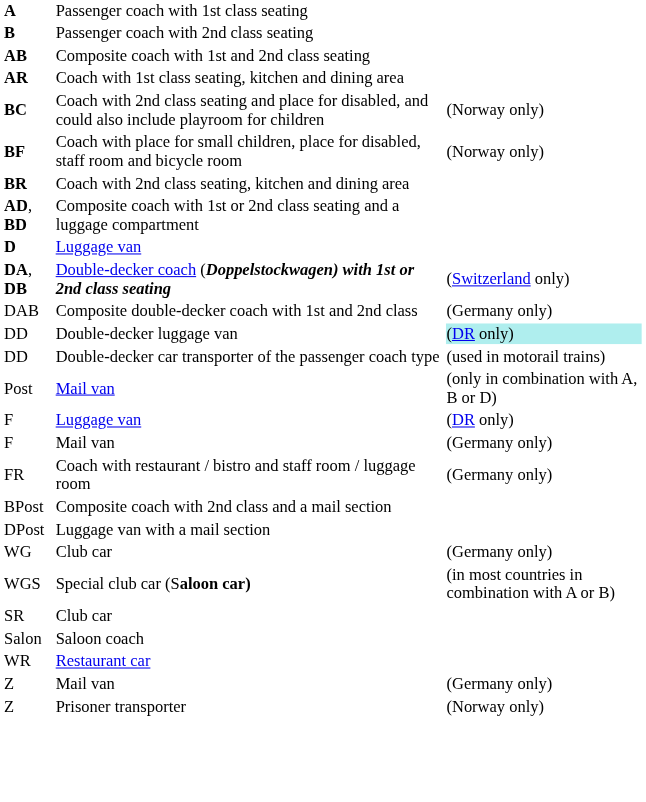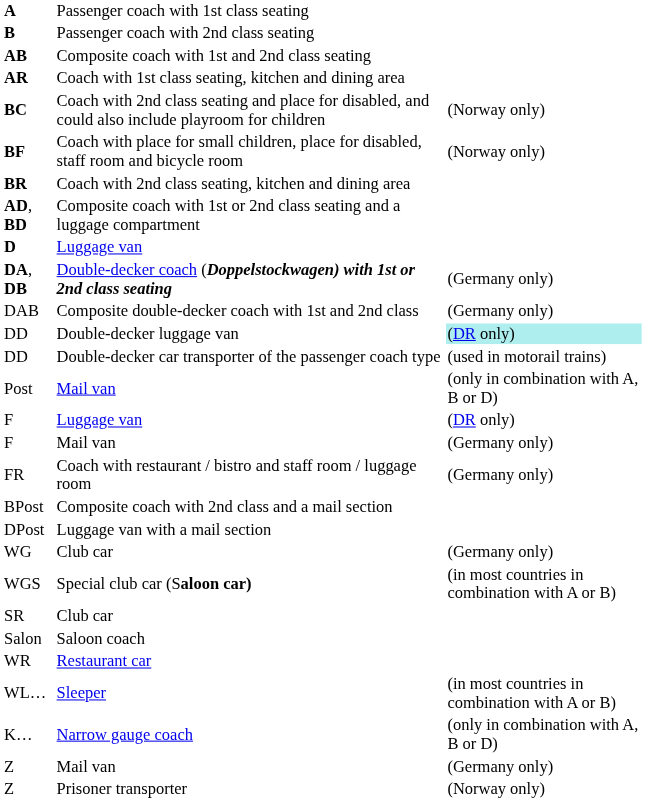(508, 279) (Switzerland only) -> (500, 279) (Germany only)
+ row: (25, 693)
+ row: (18, 734)
